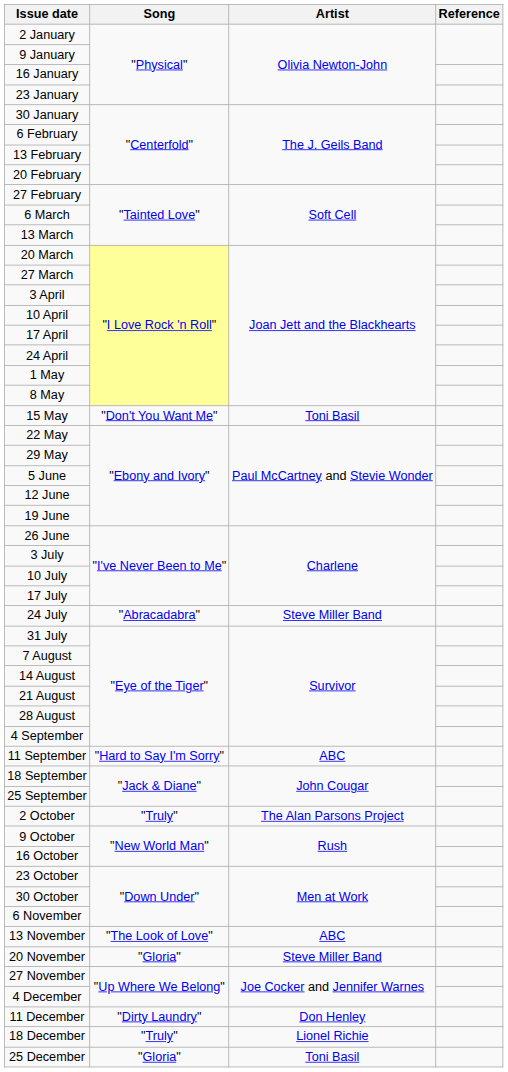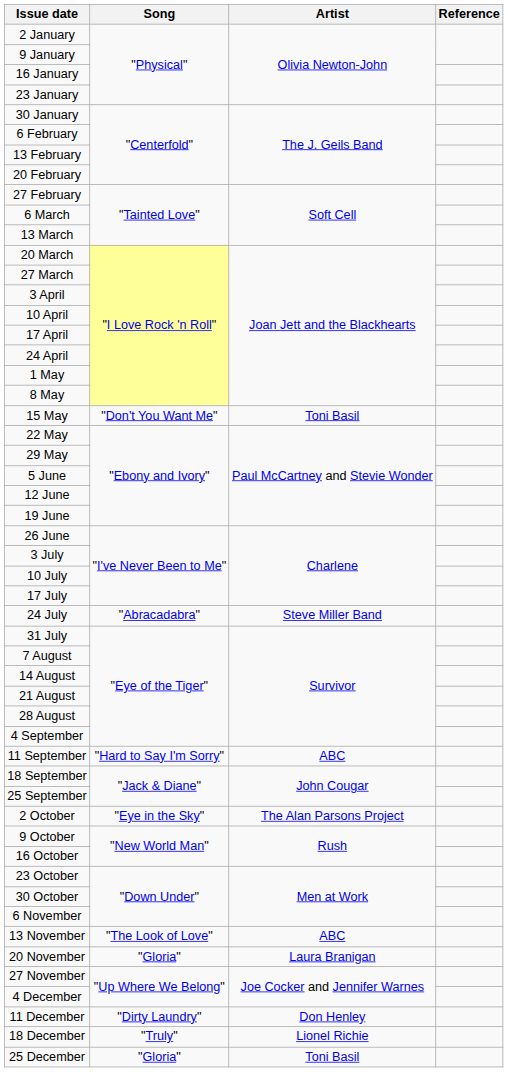(159, 816) "Truly" -> (159, 816) "Eye in the Sky"
(332, 956) Steve Miller Band -> (332, 956) Laura Branigan
